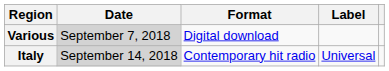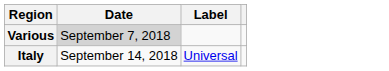- column: (250, 14)
(119, 55) lightgrey background -> (119, 55) no background
